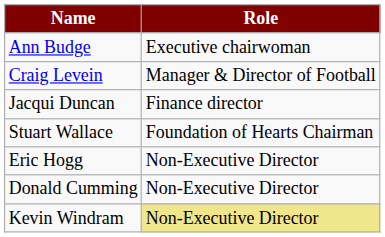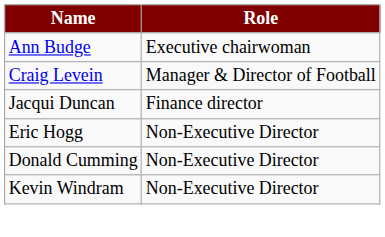- row: (61, 132)
(232, 217) khaki background -> (232, 189) no background
